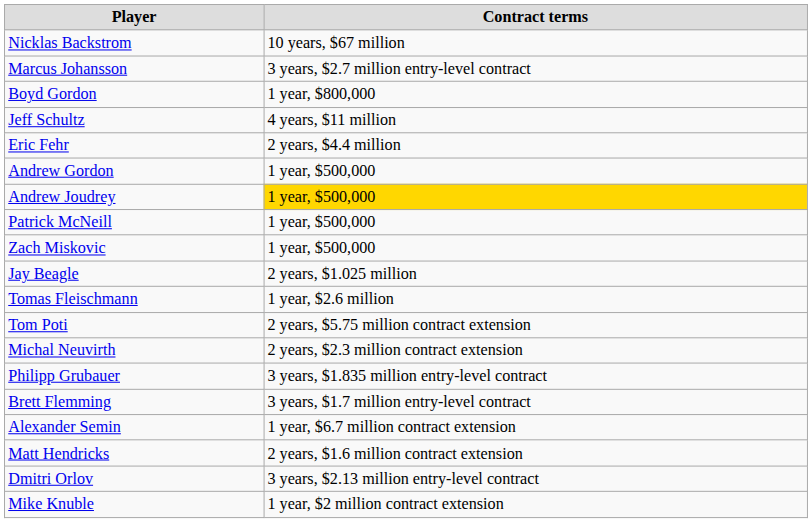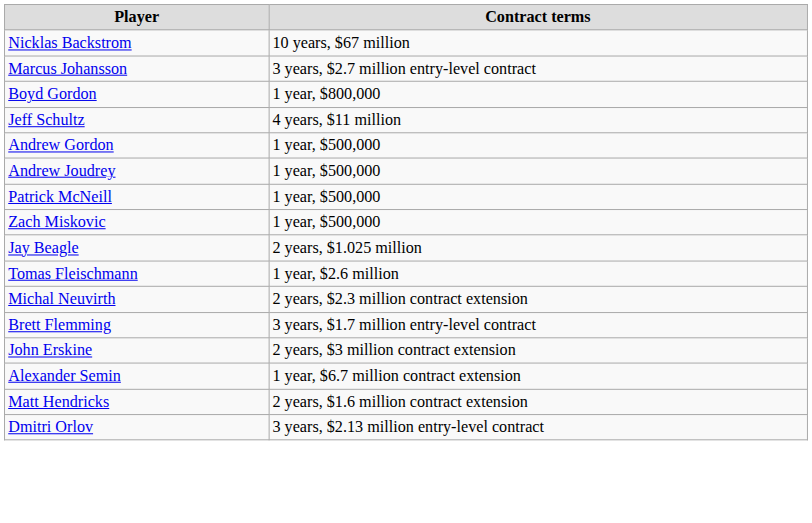- row: (39, 145)
(321, 196) gold background -> (326, 171) no background
- row: (38, 324)
- row: (64, 376)
+ row: (50, 350)
- row: (51, 504)
